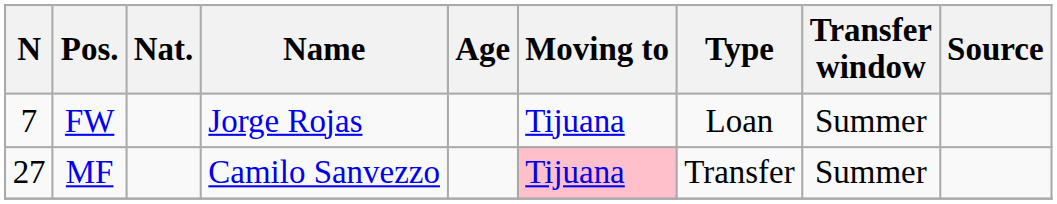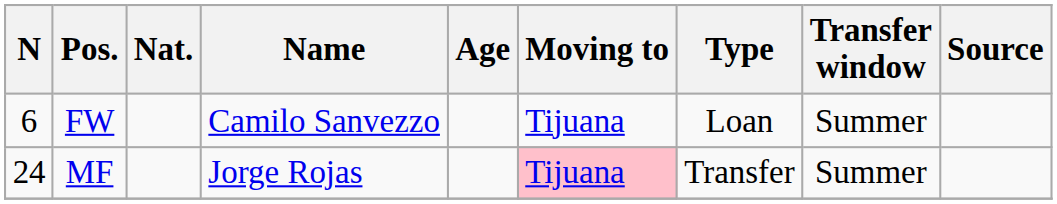(29, 119) 7 -> (29, 119) 6
(285, 119) Jorge Rojas -> (324, 119) Camilo Sanvezzo
(29, 172) 27 -> (29, 172) 24
(324, 172) Camilo Sanvezzo -> (285, 172) Jorge Rojas
